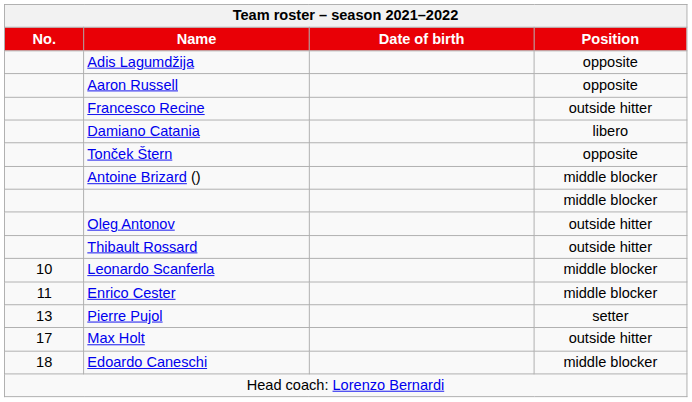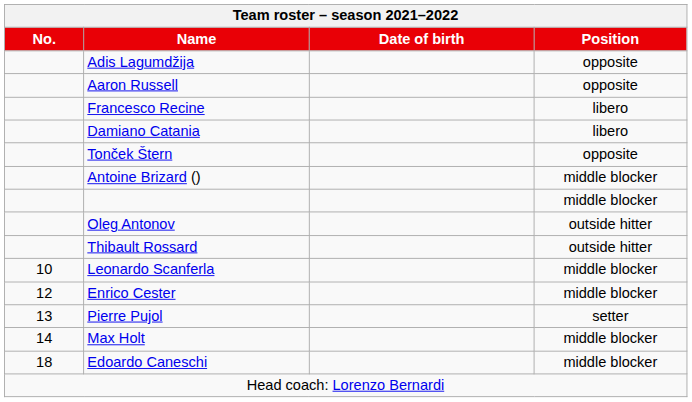(610, 108) outside hitter -> (610, 108) libero
(44, 293) 11 -> (44, 293) 12
(44, 339) 17 -> (44, 339) 14
(610, 339) outside hitter -> (610, 339) middle blocker
